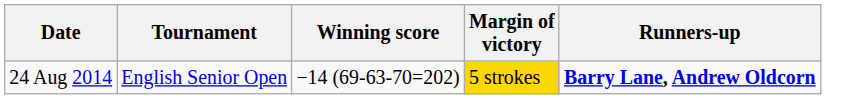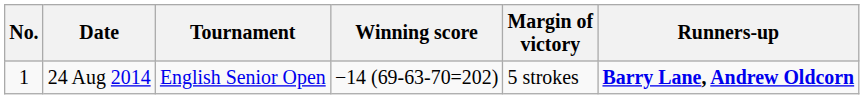+ column: (24, 32)
(505, 77) gold background -> (543, 77) no background
